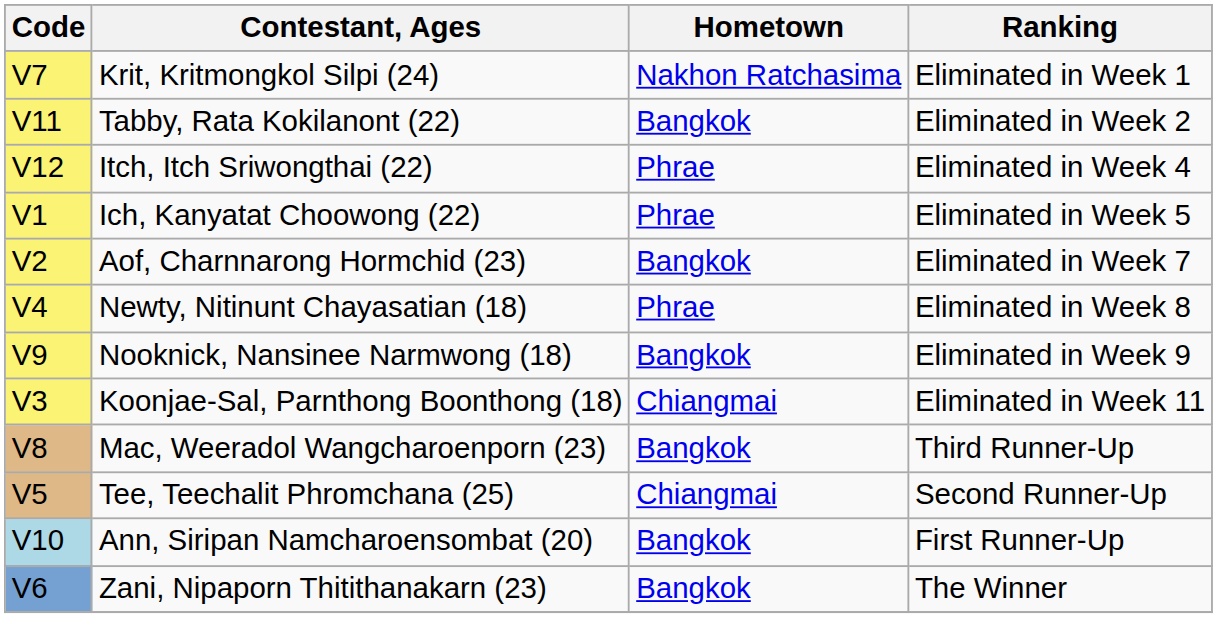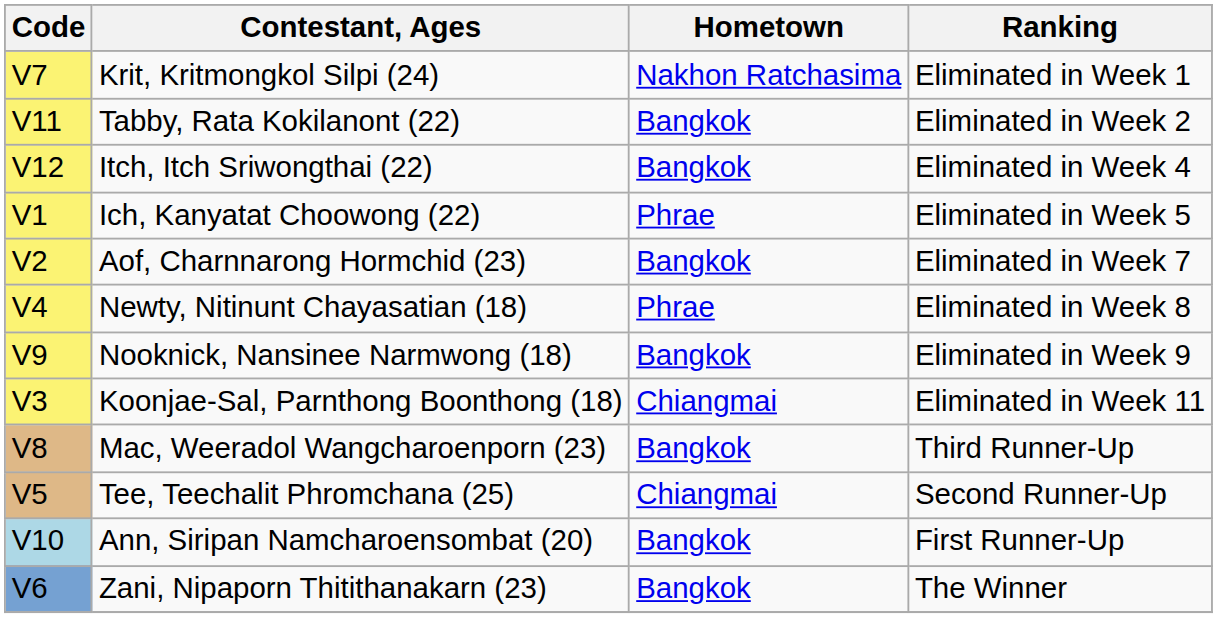(675, 167) Phrae -> (693, 167) Bangkok
